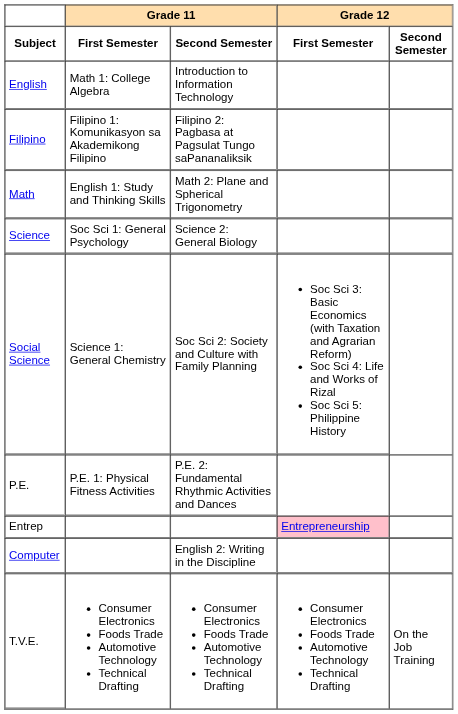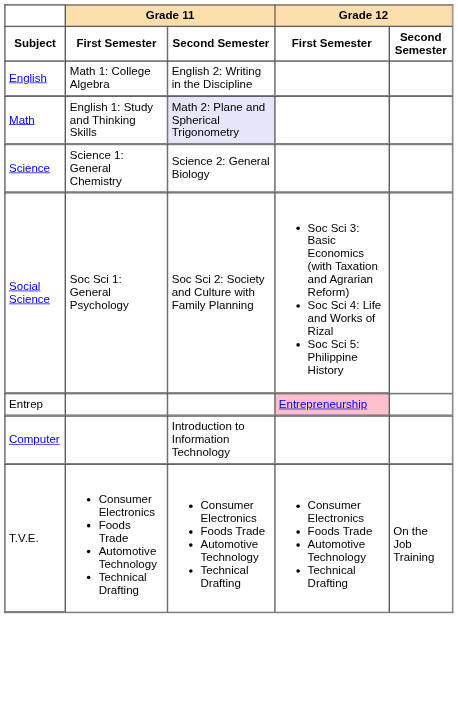(211, 84) Introduction to Information Technology -> (216, 78) English 2: Writing in the Discipline
- row: (27, 139)
(222, 194) no background -> (218, 120) lavender background
(118, 235) Soc Sci 1: General Psychology -> (97, 168) Science 1: General Chemistry
(118, 354) Science 1: General Chemistry -> (99, 292) Soc Sci 1: General Psychology
- row: (19, 485)
(220, 555) English 2: Writing in the Discipline -> (208, 439) Introduction to Information Technology
